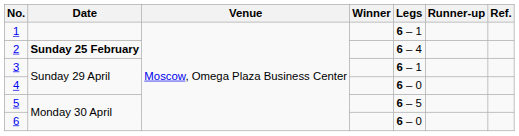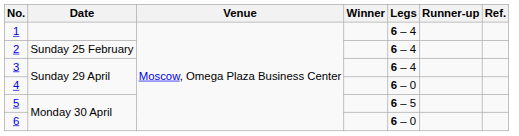(409, 31) 6 – 1 -> (403, 31) 6 – 4
(85, 49) bold -> (82, 49) normal
(409, 67) 6 – 1 -> (403, 67) 6 – 4
